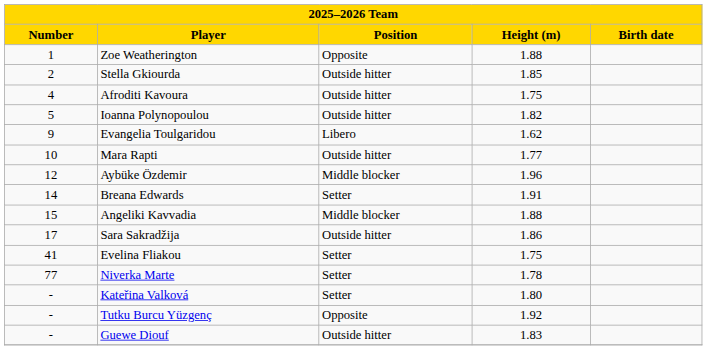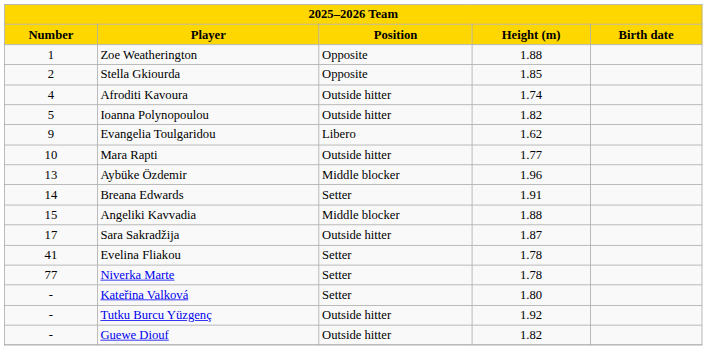(357, 74) Outside hitter -> (345, 74) Opposite
(531, 94) 1.75 -> (531, 94) 1.74
(51, 174) 12 -> (51, 174) 13
(531, 235) 1.86 -> (531, 235) 1.87
(531, 255) 1.75 -> (531, 255) 1.78
(345, 315) Opposite -> (357, 315) Outside hitter
(531, 335) 1.83 -> (531, 335) 1.82
